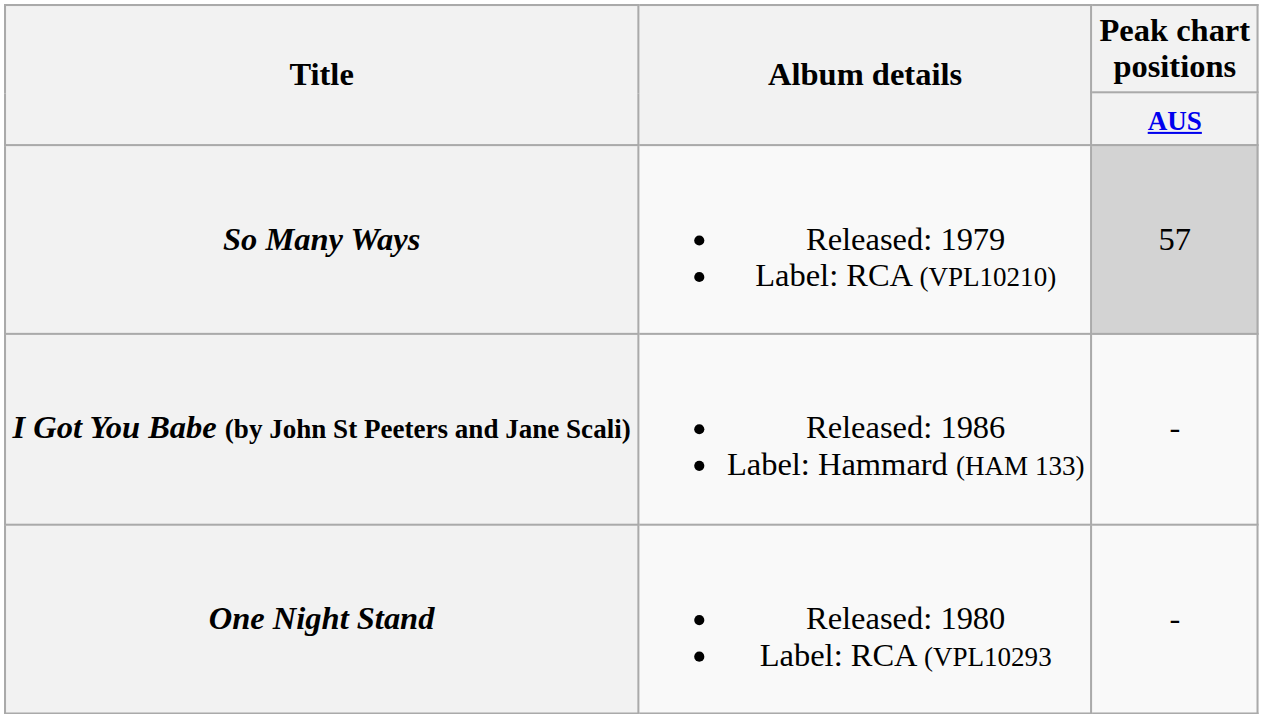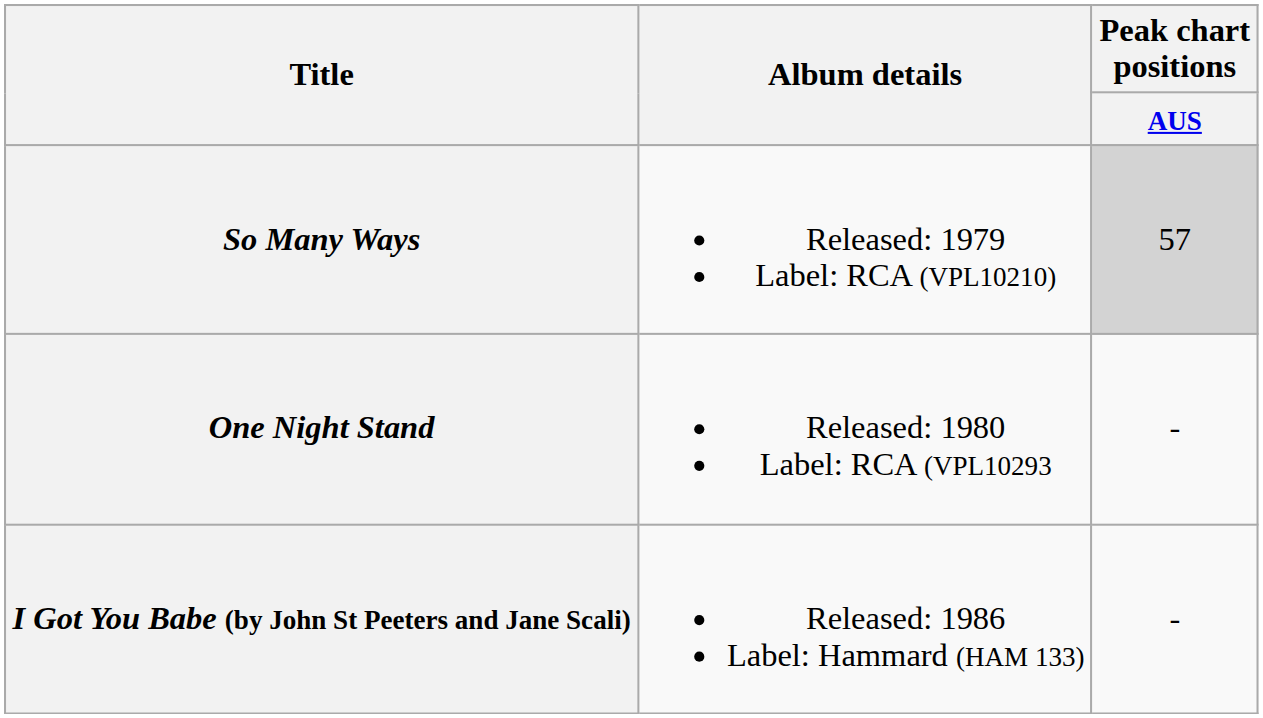rows swapped: (322, 617) <-> (322, 428)
